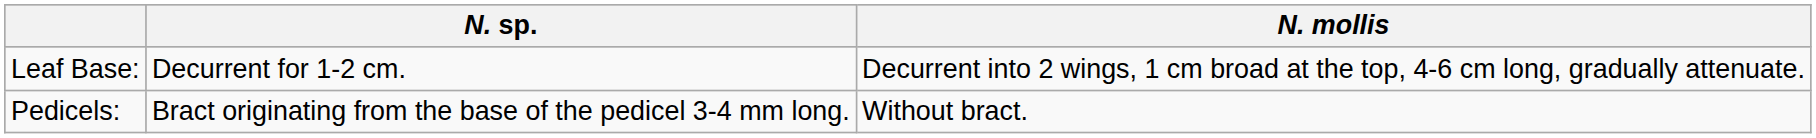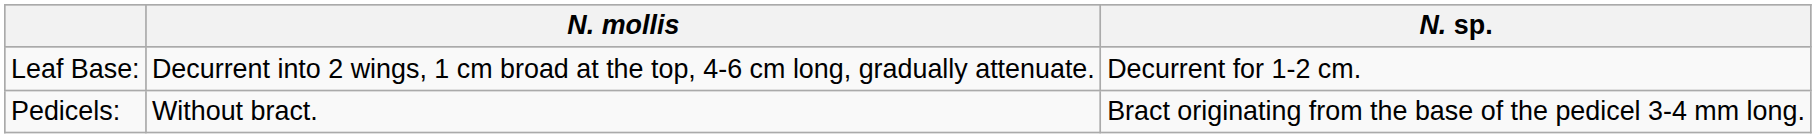columns swapped: (1333, 25) <-> (501, 25)
